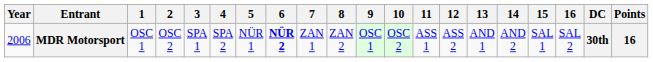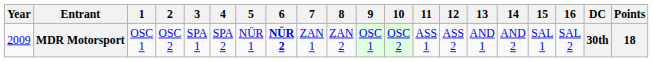(19, 39) 2006 -> (19, 39) 2009
(630, 39) 16 -> (630, 39) 18
